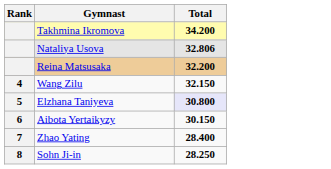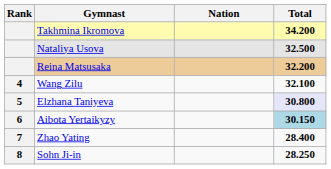+ column: (224, 12)
(200, 48) 32.806 -> (300, 48) 32.500
(200, 83) 32.150 -> (300, 83) 32.100
(200, 119) no background -> (300, 119) lightblue background
